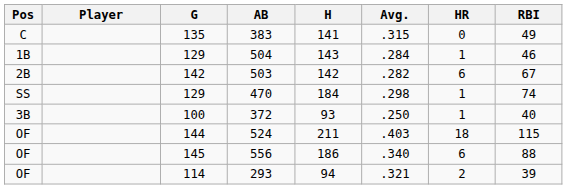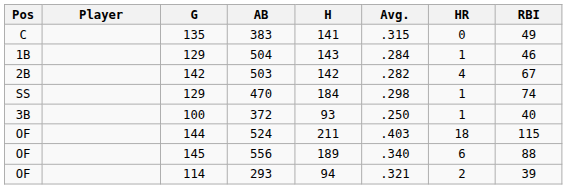(462, 74) 6 -> (462, 74) 4
(328, 154) 186 -> (328, 154) 189
